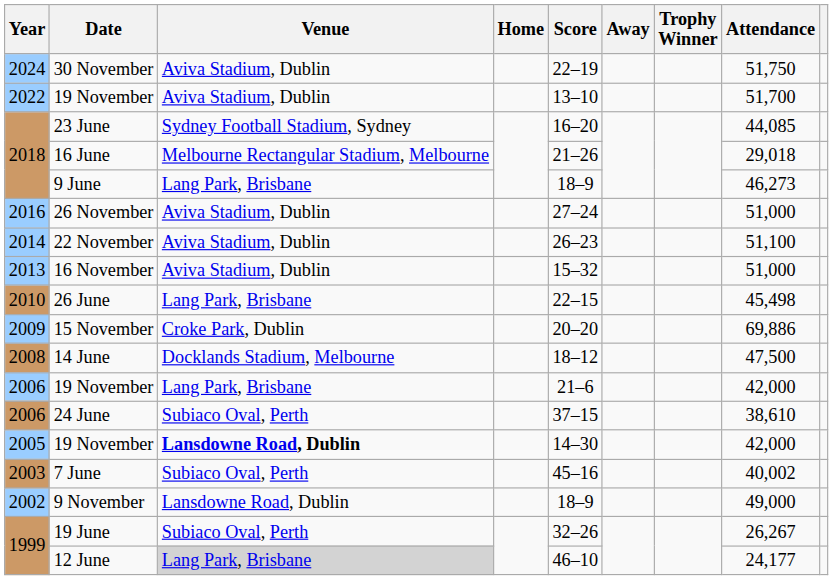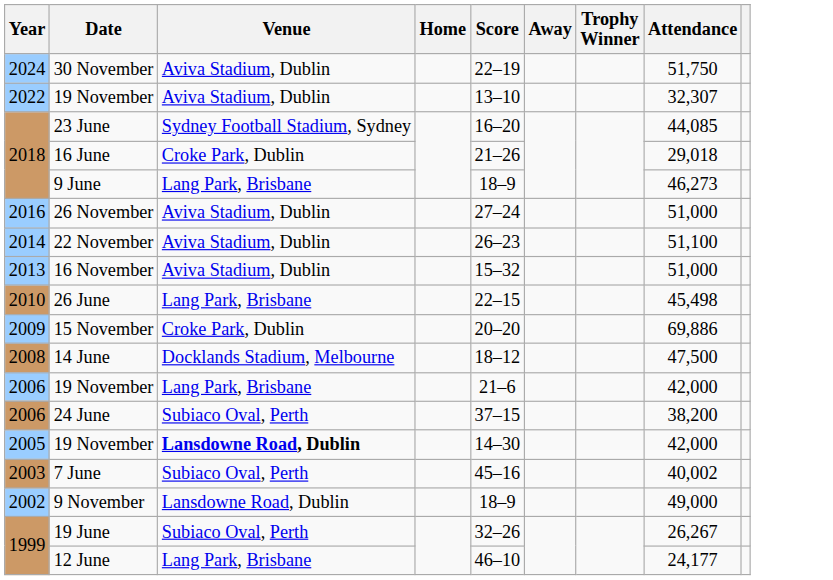(771, 97) 51,700 -> (693, 97) 32,307
(325, 155) Melbourne Rectangular Stadium, Melbourne -> (233, 155) Croke Park, Dublin
(771, 415) 38,610 -> (693, 415) 38,200
(237, 560) lightgrey background -> (237, 560) no background
